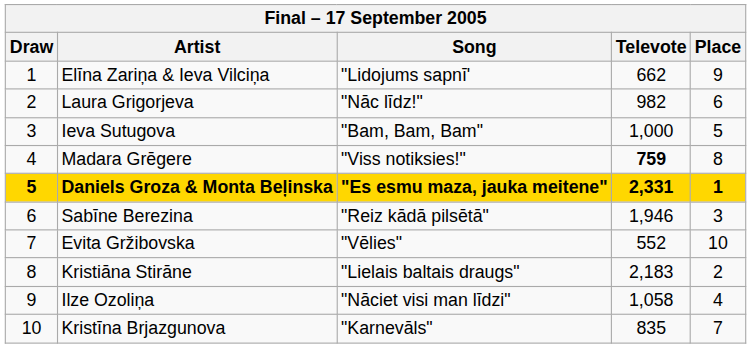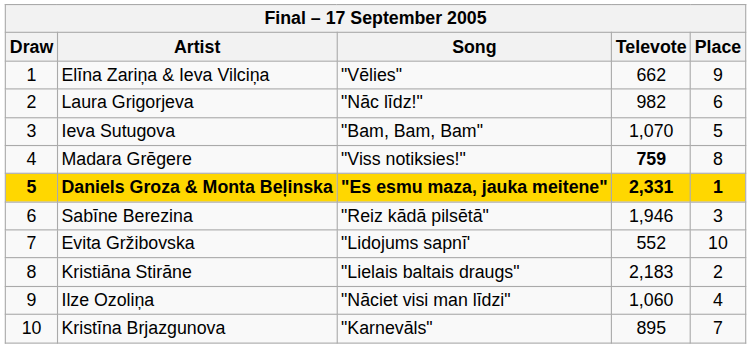(406, 74) "Lidojums sapnī' -> (372, 74) "Vēlies"
(651, 131) 1,000 -> (651, 131) 1,070
(372, 243) "Vēlies" -> (406, 243) "Lidojums sapnī'
(651, 300) 1,058 -> (651, 300) 1,060
(651, 328) 835 -> (651, 328) 895
